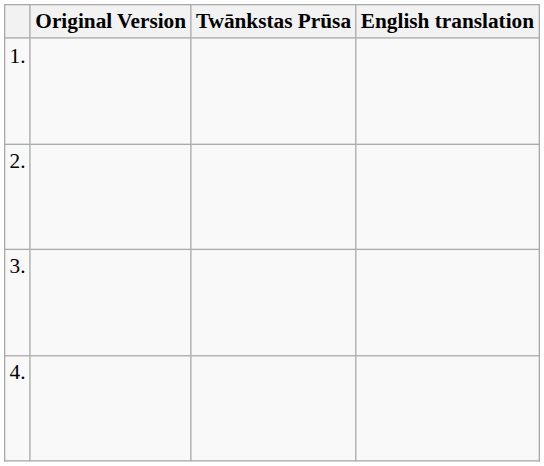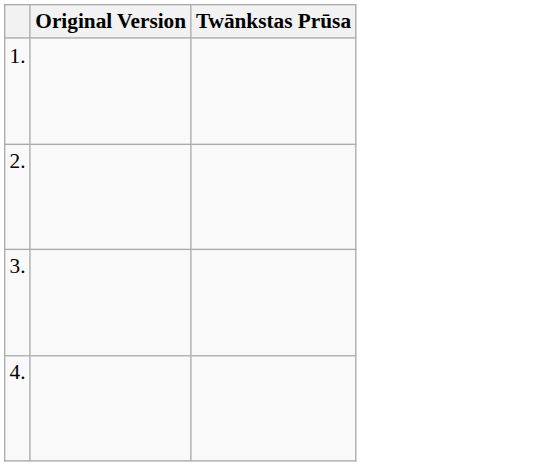- column: (447, 21)
